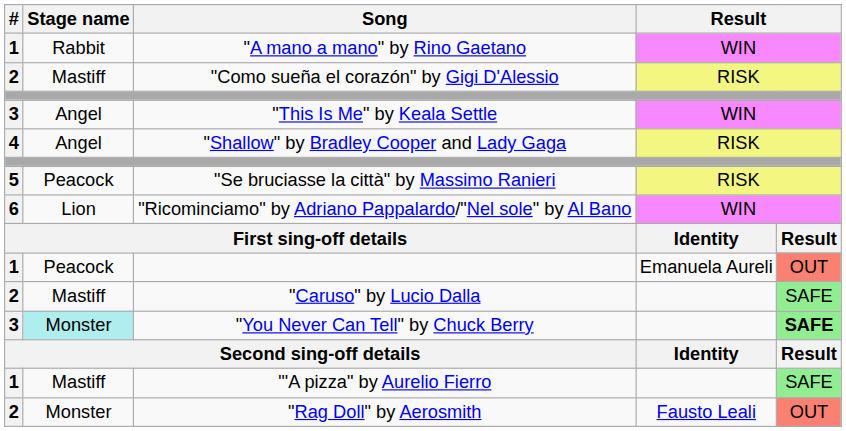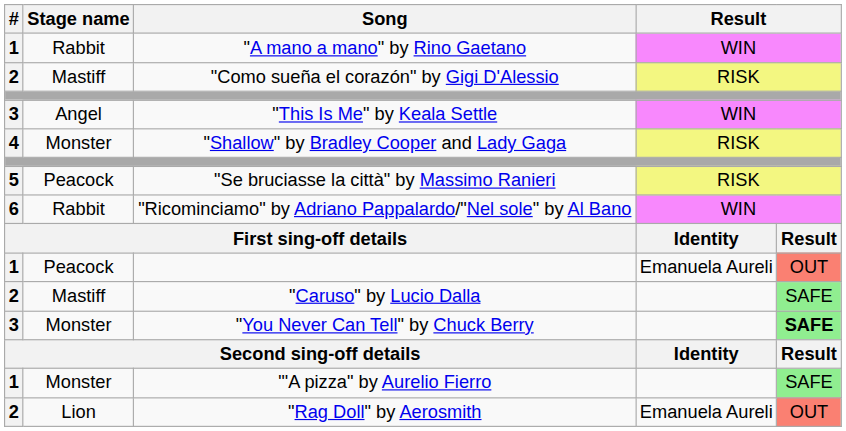(79, 143) Angel -> (79, 143) Monster
(79, 209) Lion -> (79, 209) Rabbit
(79, 325) paleturquoise background -> (79, 325) no background
(79, 382) Mastiff -> (79, 382) Monster
(79, 411) Monster -> (79, 411) Lion
(706, 411) Fausto Leali -> (706, 411) Emanuela Aureli
